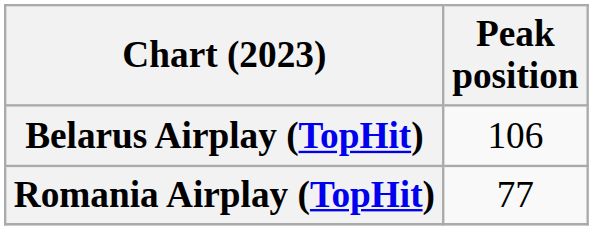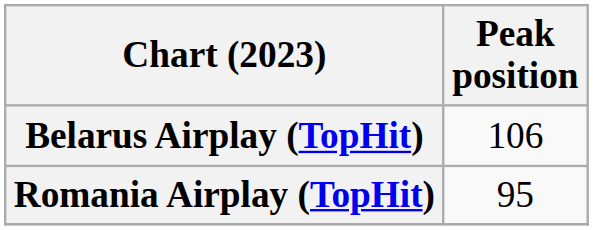(515, 194) 77 -> (515, 194) 95
